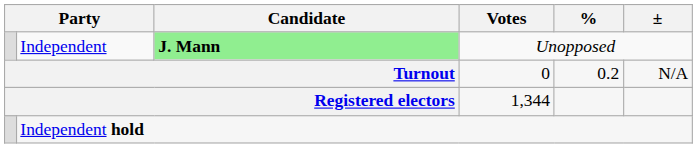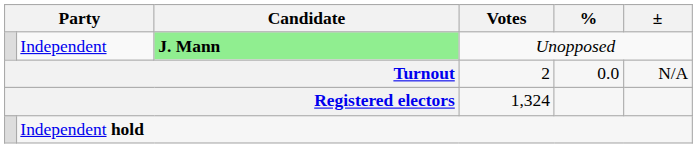(546, 73) 0 -> (546, 73) 2
(608, 73) 0.2 -> (608, 73) 0.0
(530, 101) 1,344 -> (530, 101) 1,324
